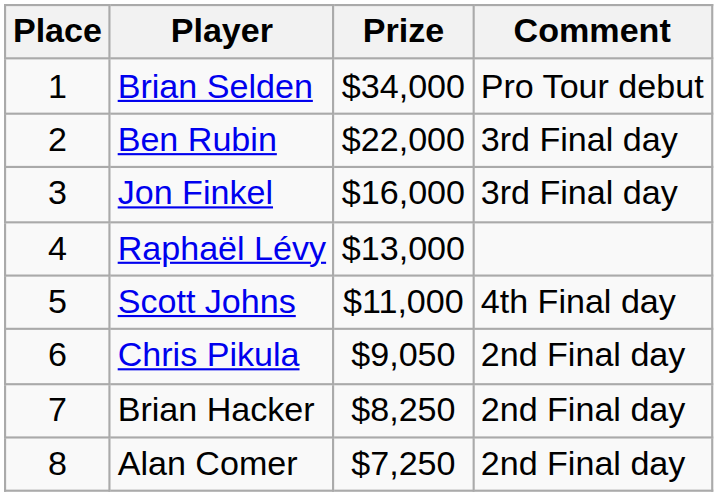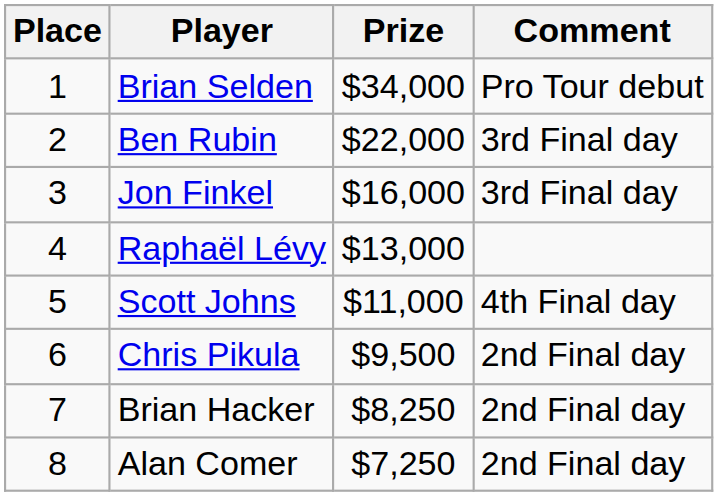(403, 355) $9,050 -> (403, 355) $9,500
